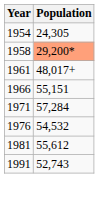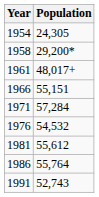(55, 51) lightsalmon background -> (55, 51) no background
+ row: (19, 164)
